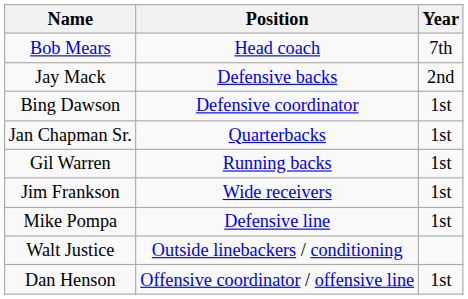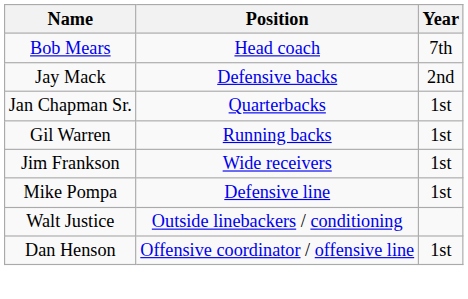- row: (70, 105)
